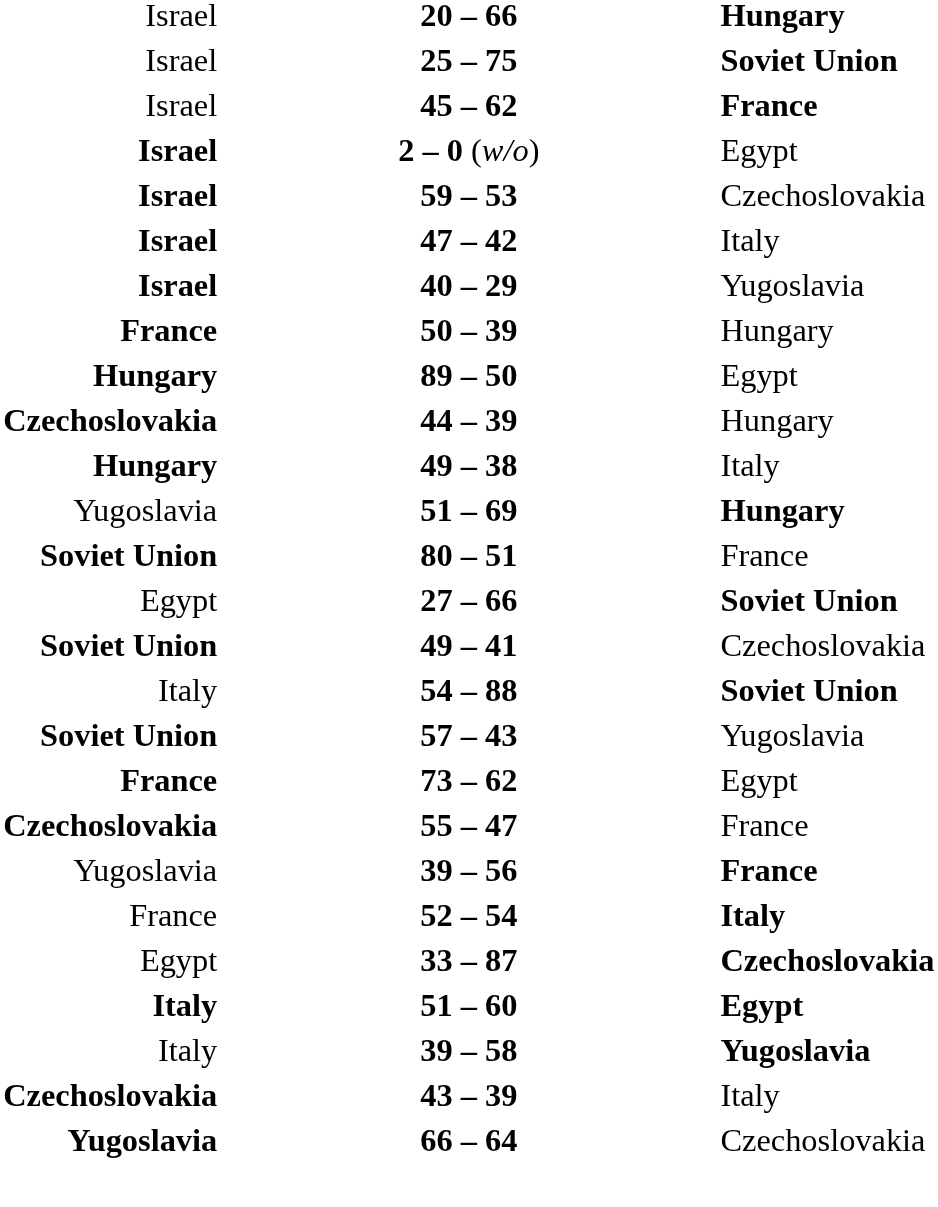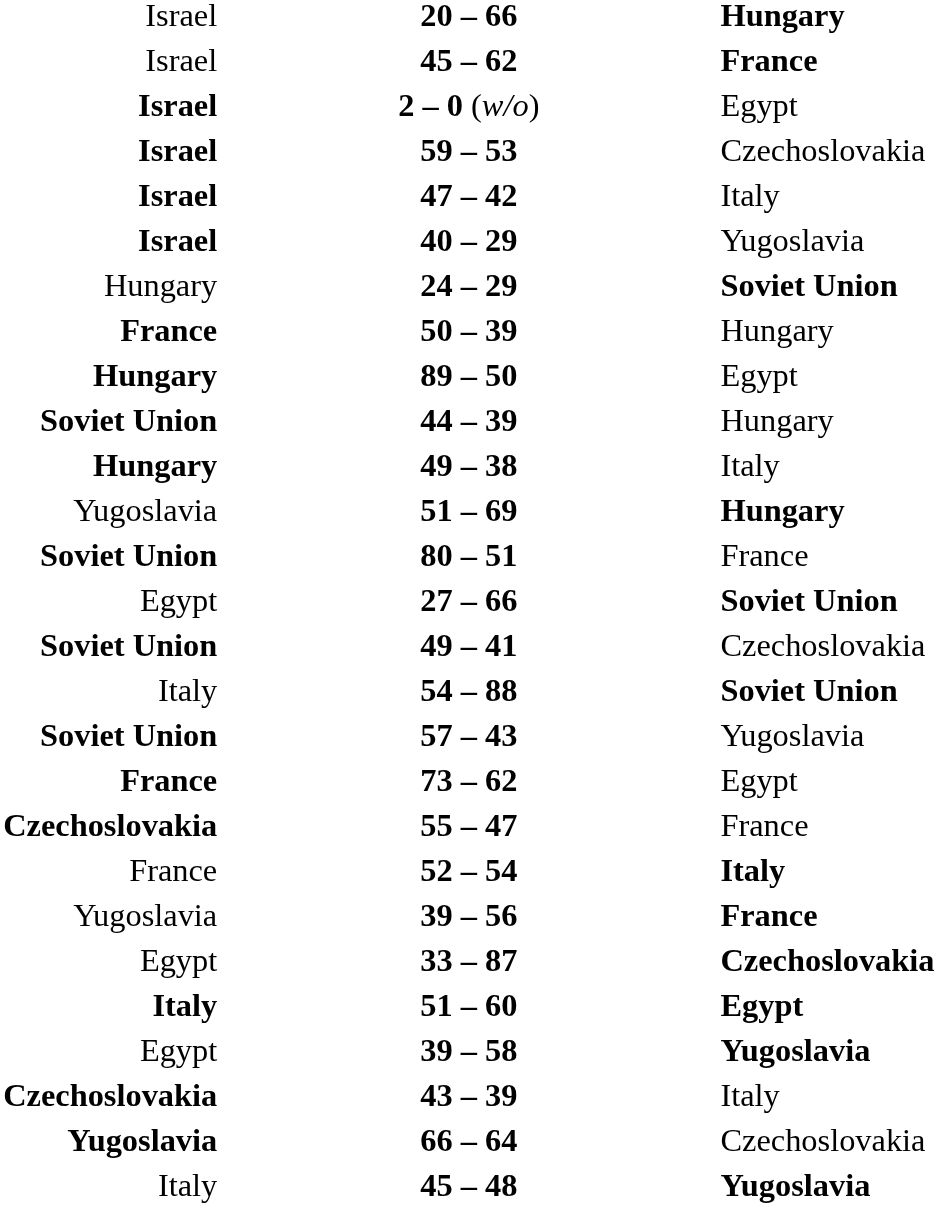- row: (469, 59)
+ row: (469, 284)
(110, 419) Czechoslovakia -> (129, 419) Soviet Union
rows swapped: (469, 914) <-> (469, 869)
(188, 1049) Italy -> (179, 1049) Egypt
+ row: (469, 1184)
